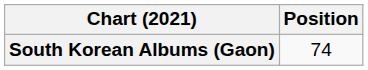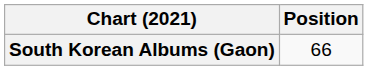(321, 49) 74 -> (321, 49) 66
